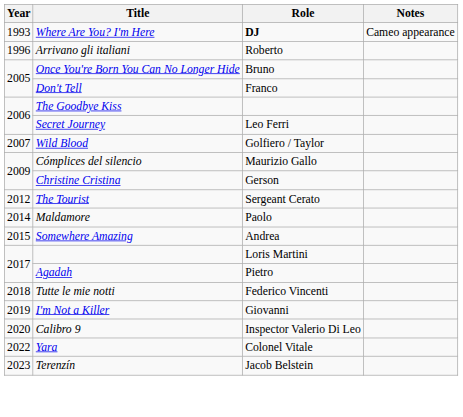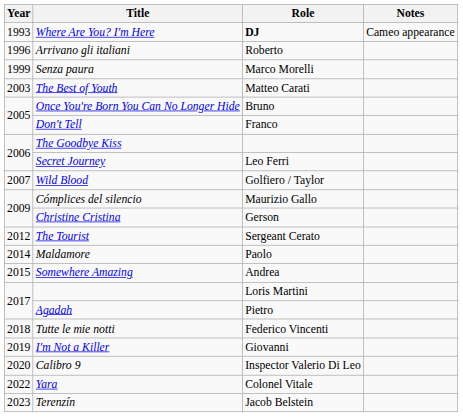+ row: (65, 69)
+ row: (77, 87)
